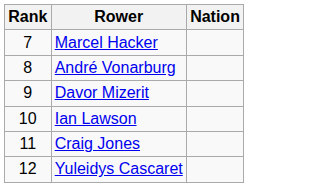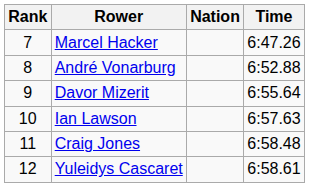+ column: (274, 17)
